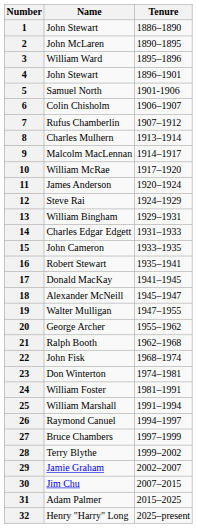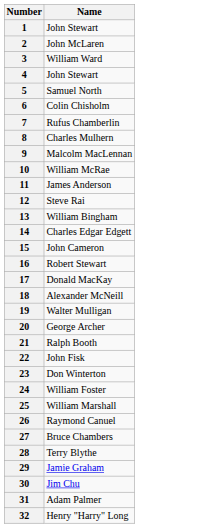- column: (163, 12)
